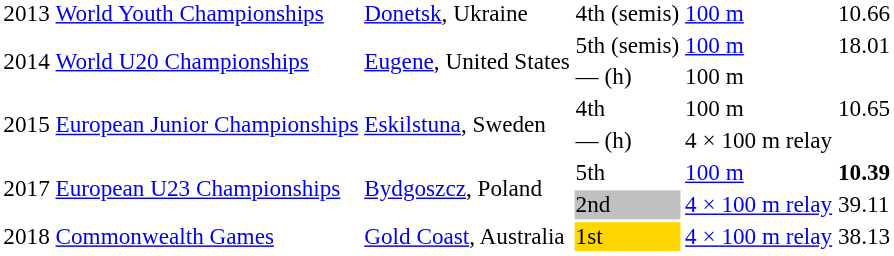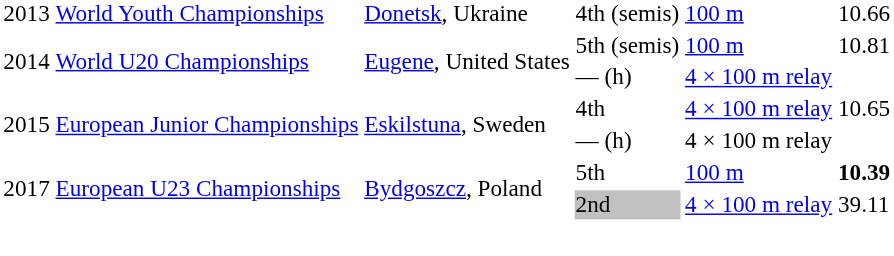(864, 45) 18.01 -> (864, 45) 10.81
(714, 76) 100 m -> (759, 76) 4 × 100 m relay
(714, 108) 100 m -> (759, 108) 4 × 100 m relay
- row: (27, 236)
